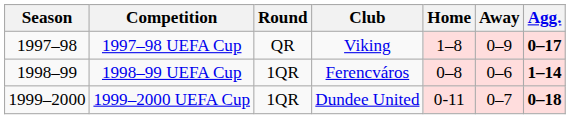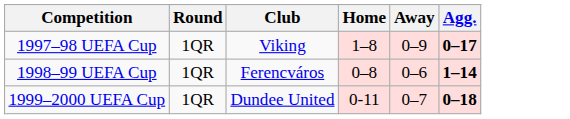- column: (47, 18)
(283, 45) QR -> (198, 45) 1QR
